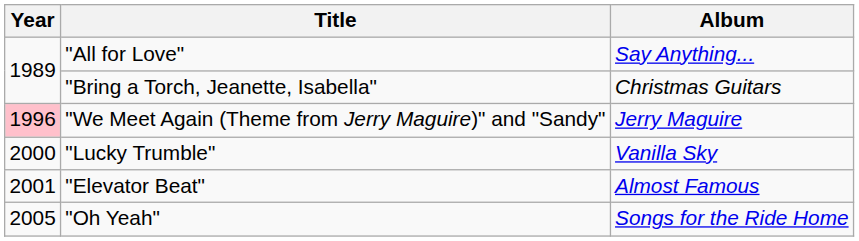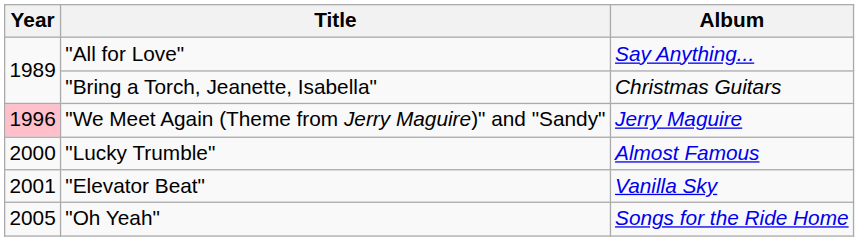(666, 152) Vanilla Sky -> (687, 152) Almost Famous
(687, 185) Almost Famous -> (666, 185) Vanilla Sky
